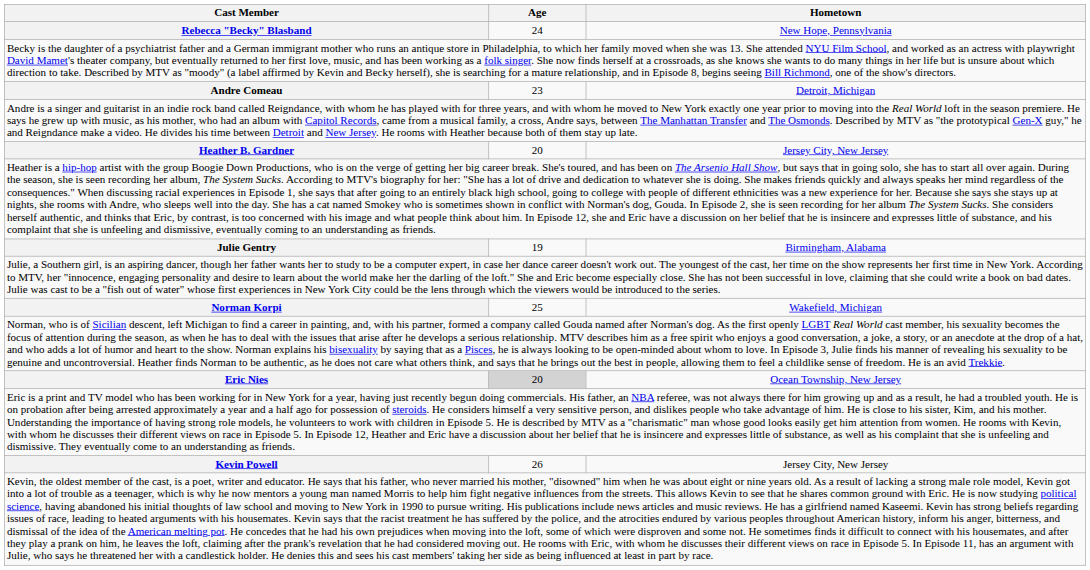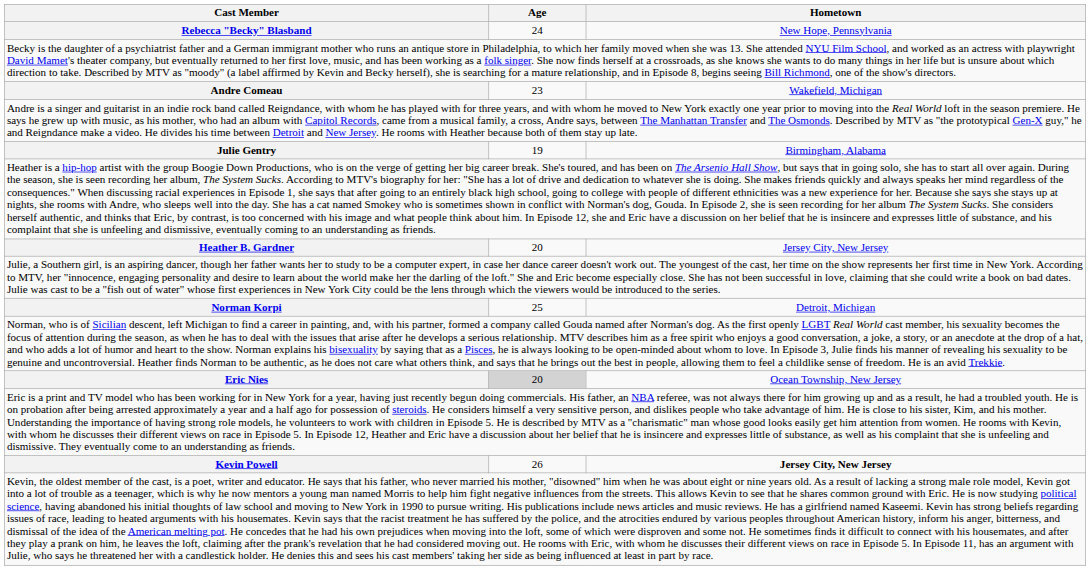(836, 90) Detroit, Michigan -> (836, 90) Wakefield, Michigan
rows swapped: (247, 150) <-> (247, 247)
(836, 307) Wakefield, Michigan -> (836, 307) Detroit, Michigan
(836, 464) normal -> (836, 464) bold
